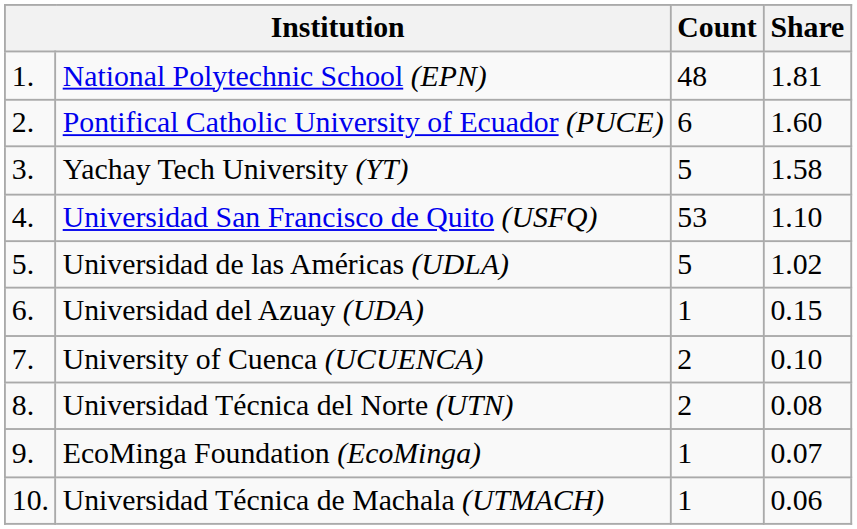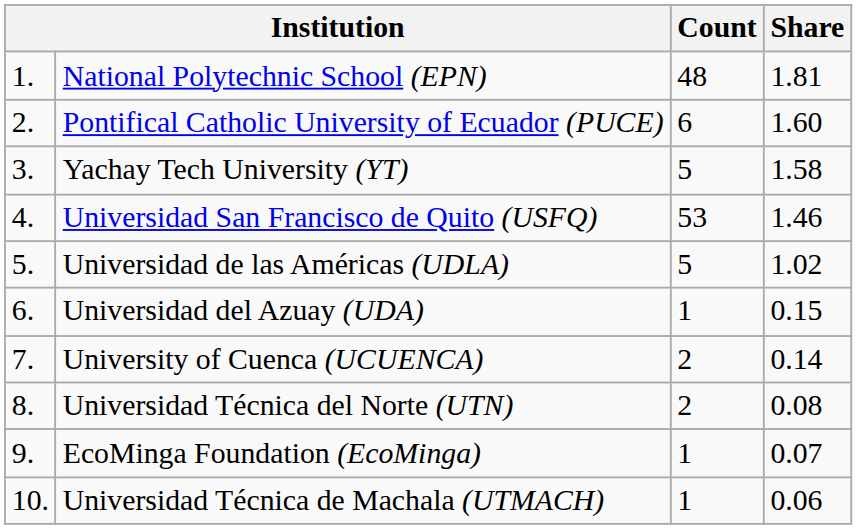(796, 216) 1.10 -> (796, 216) 1.46
(796, 358) 0.10 -> (796, 358) 0.14
